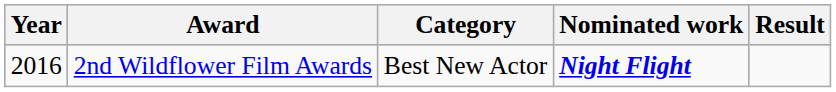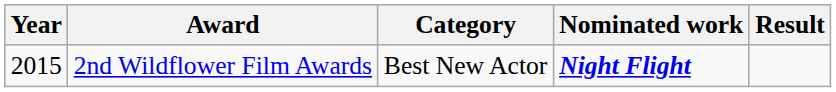(36, 65) 2016 -> (36, 65) 2015
